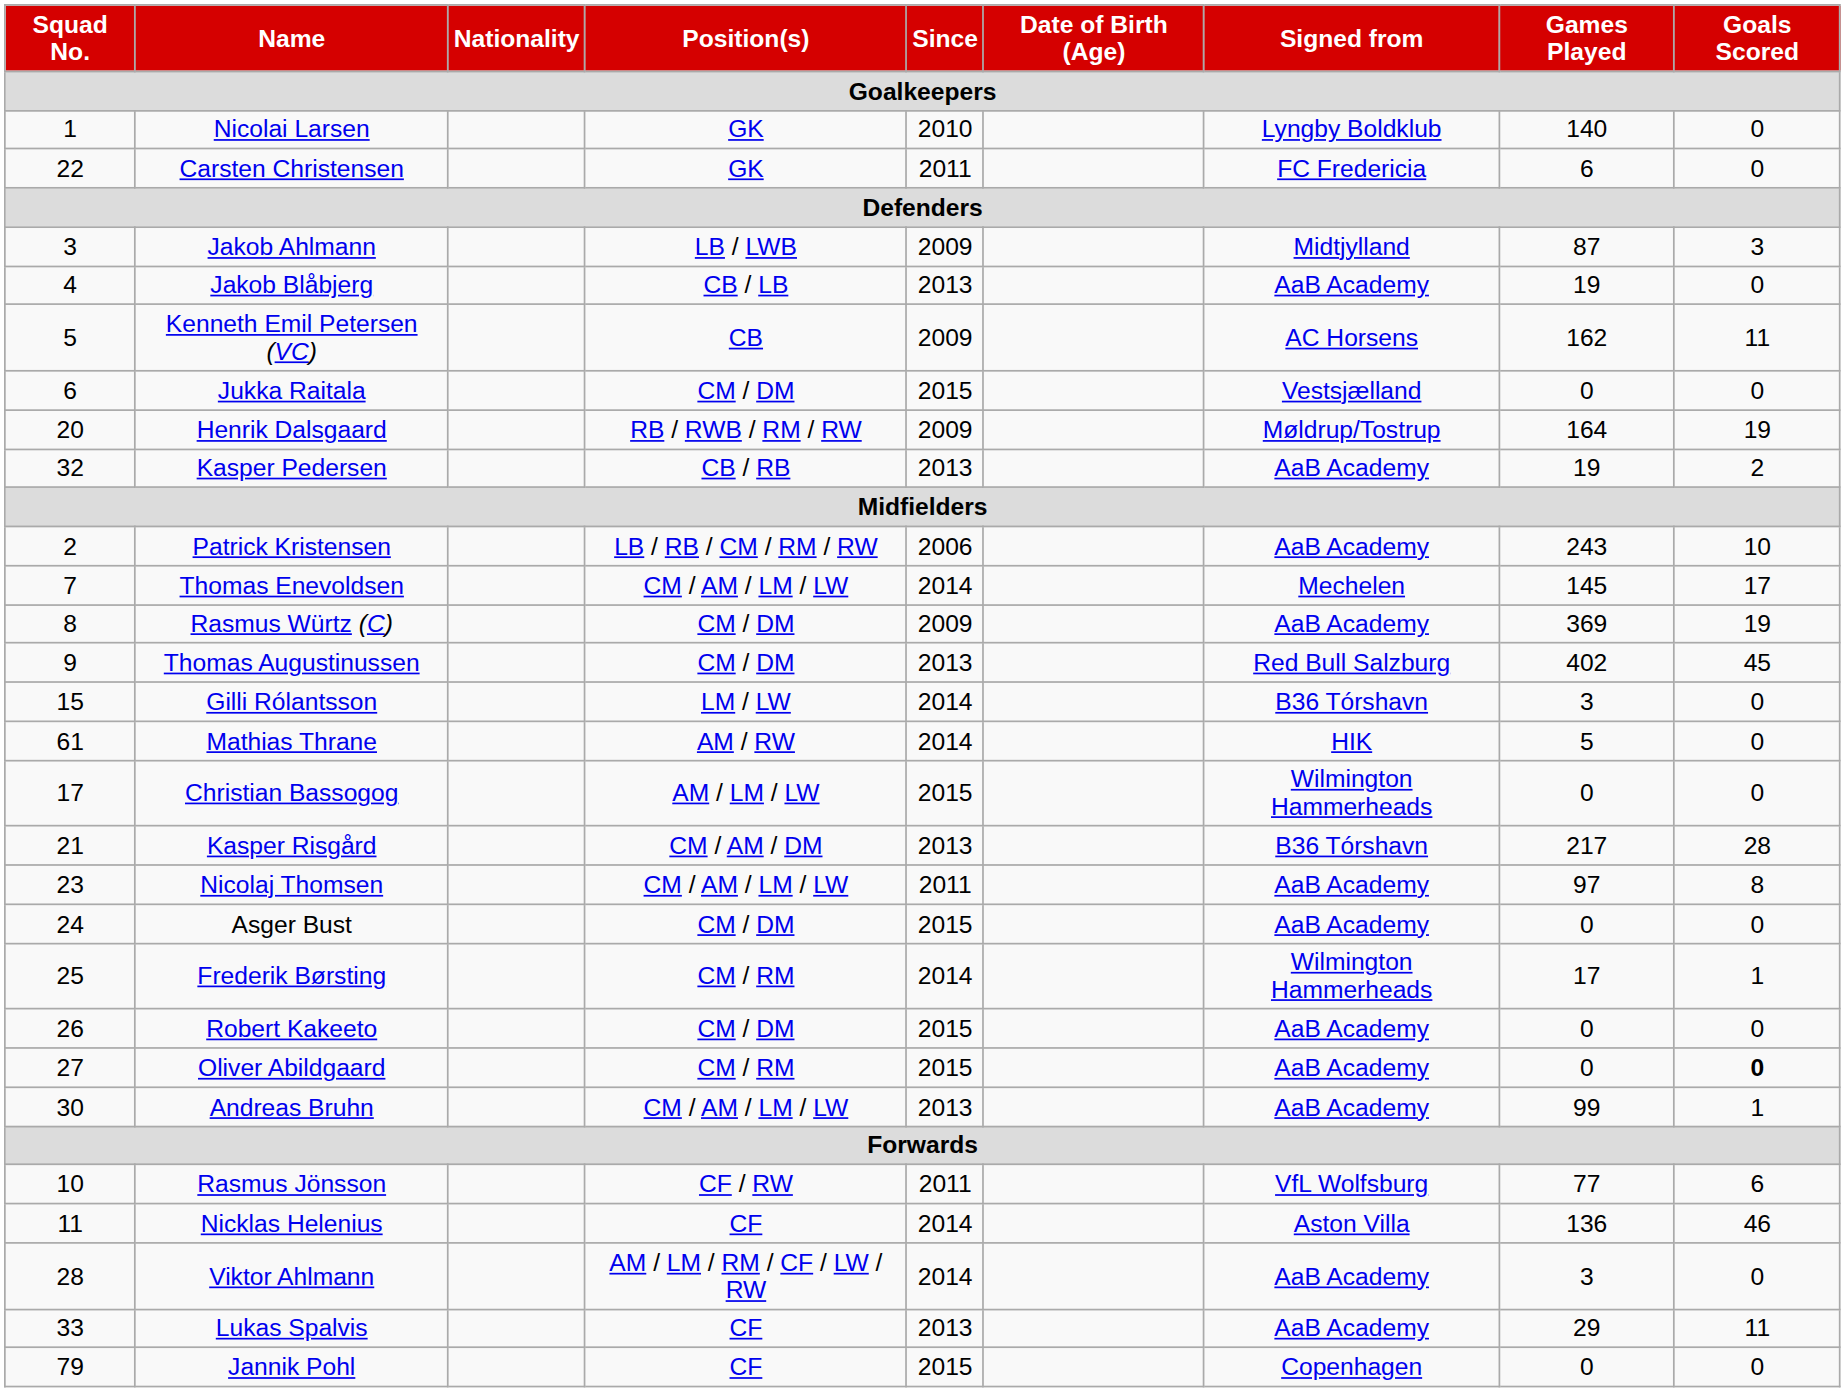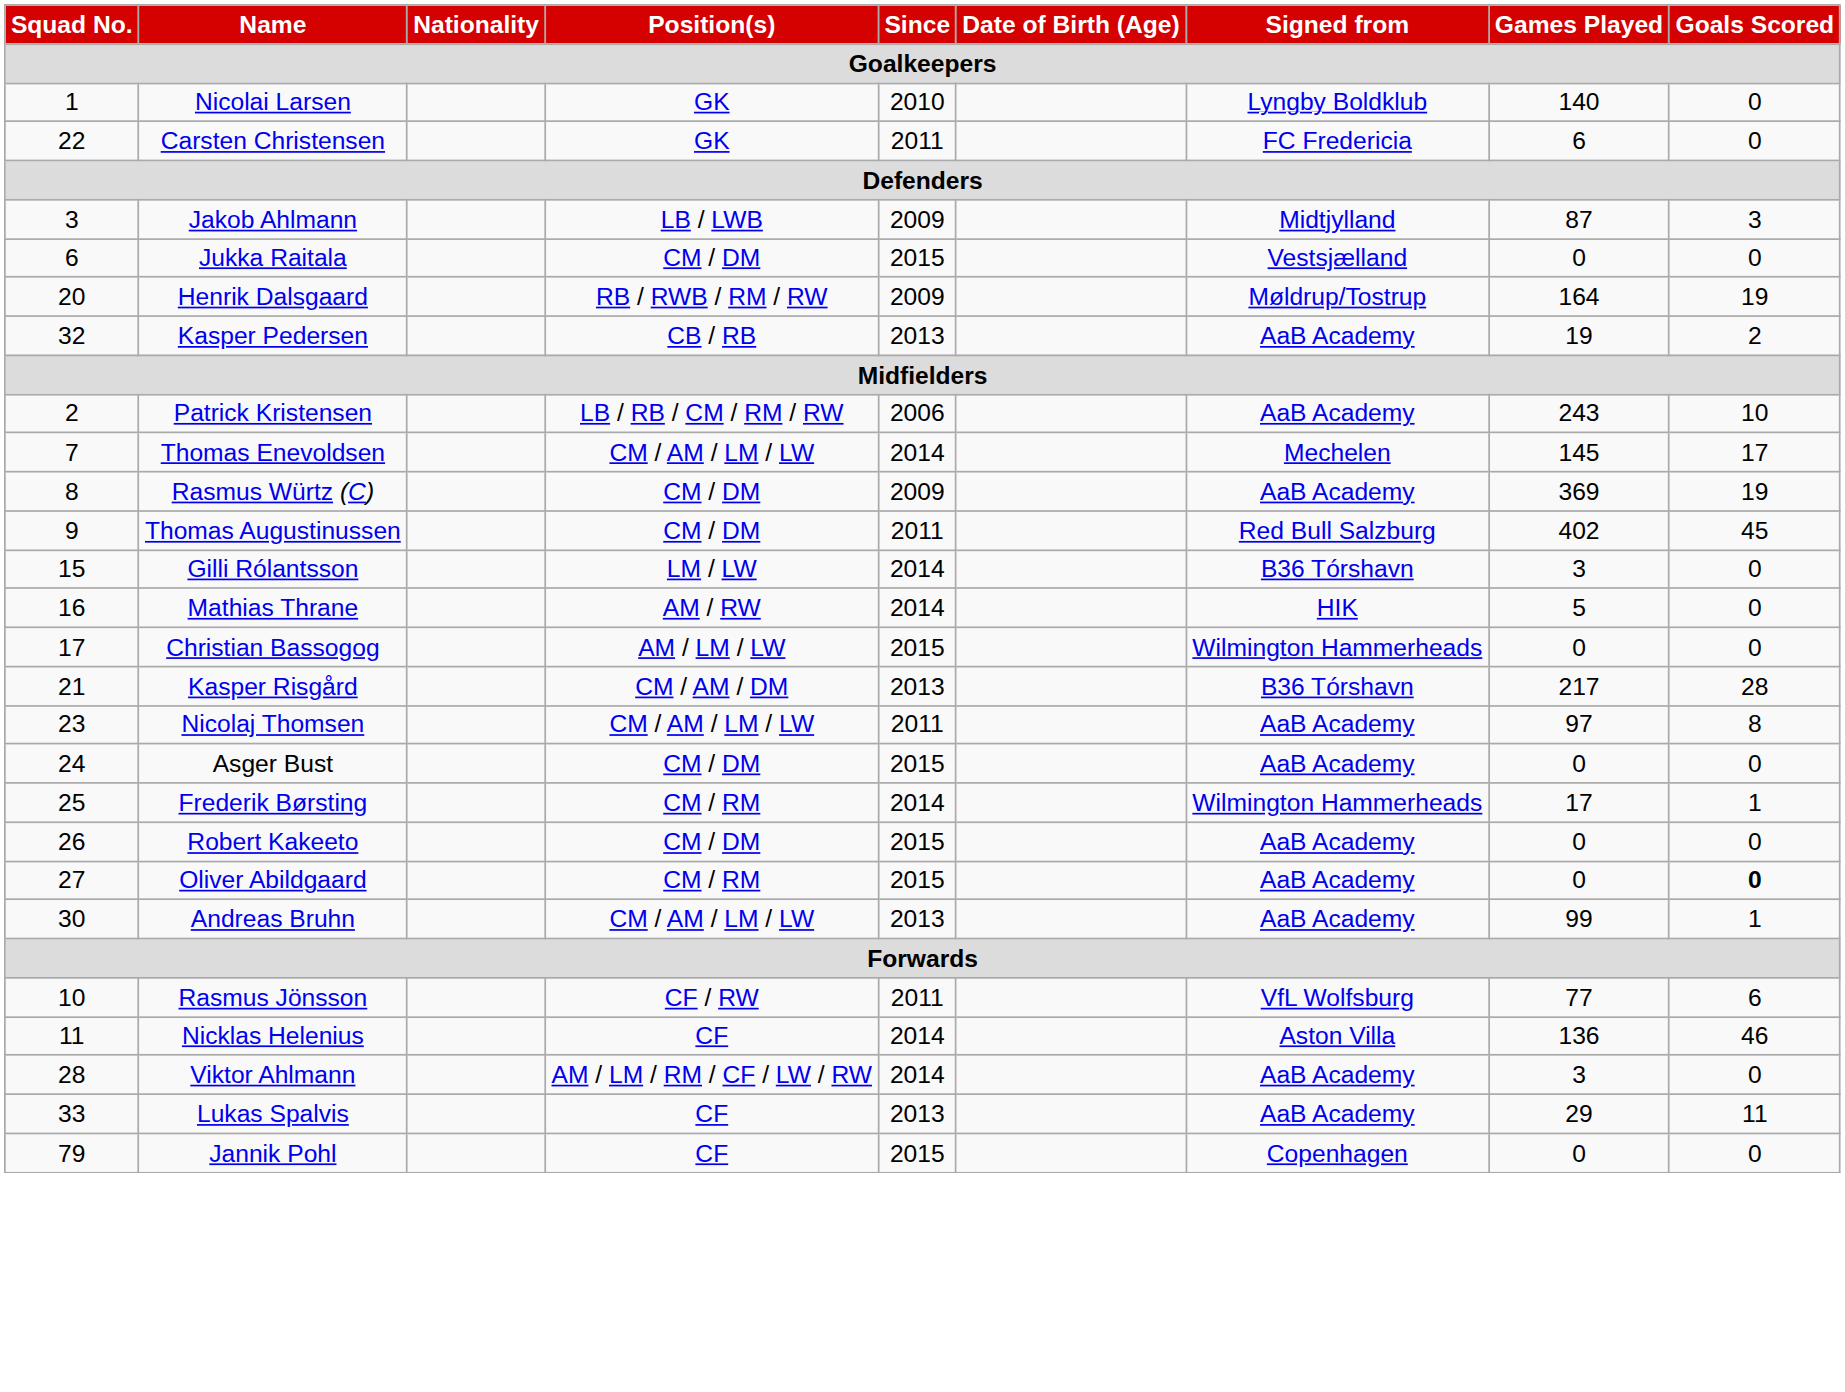- row: (292, 285)
- row: (292, 338)
(945, 663) 2013 -> (917, 530) 2011
(70, 741) 61 -> (72, 608) 16
